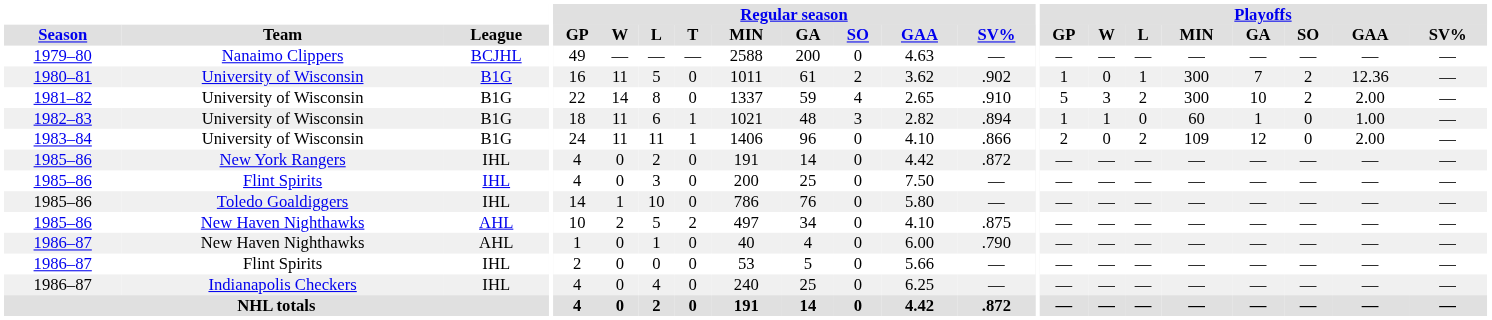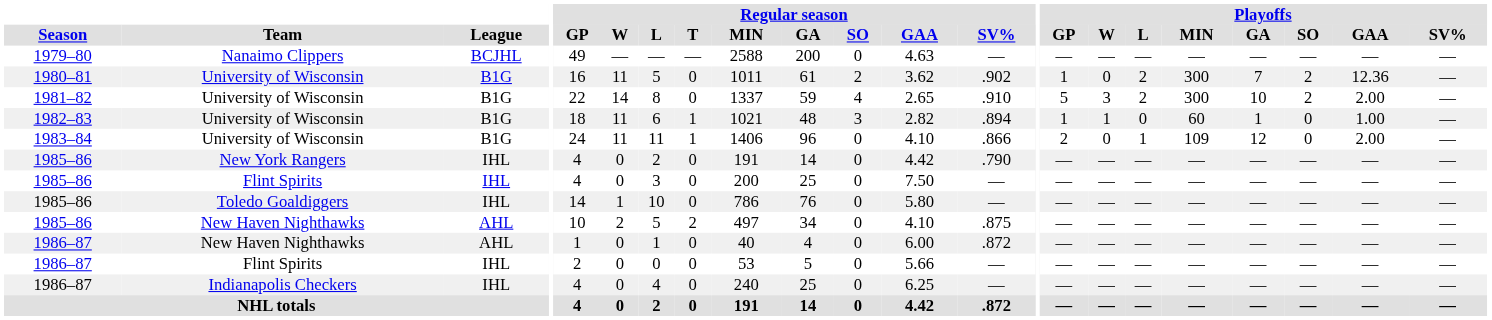(1143, 76) 1 -> (1143, 76) 2
(1143, 139) 2 -> (1143, 139) 1
(996, 159) .872 -> (996, 159) .790
(996, 243) .790 -> (996, 243) .872
